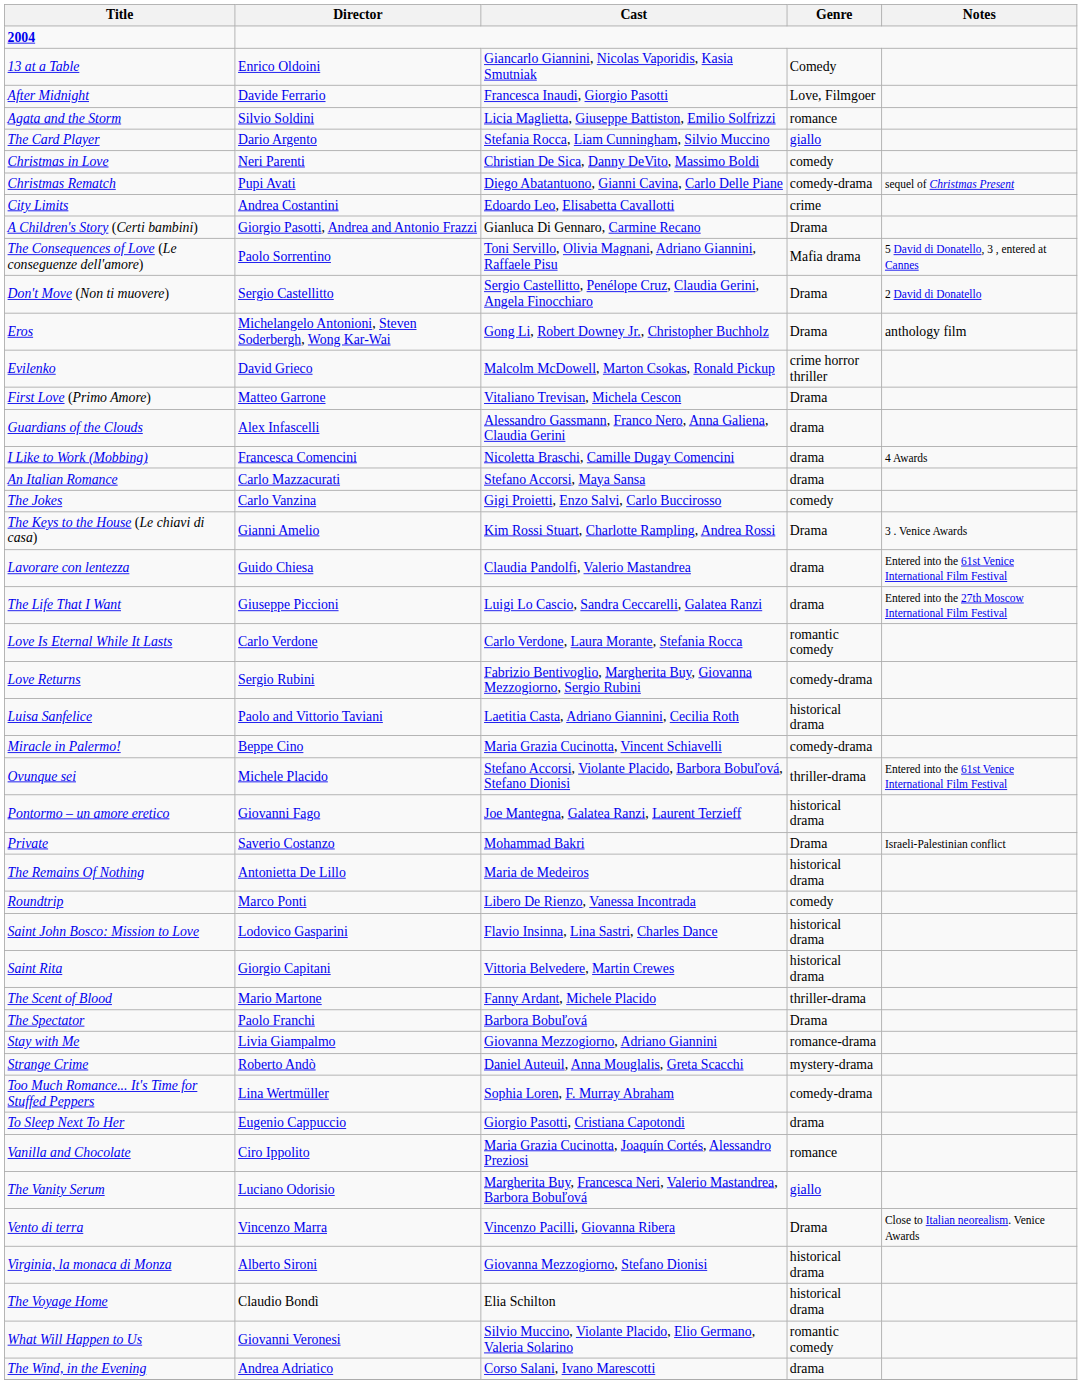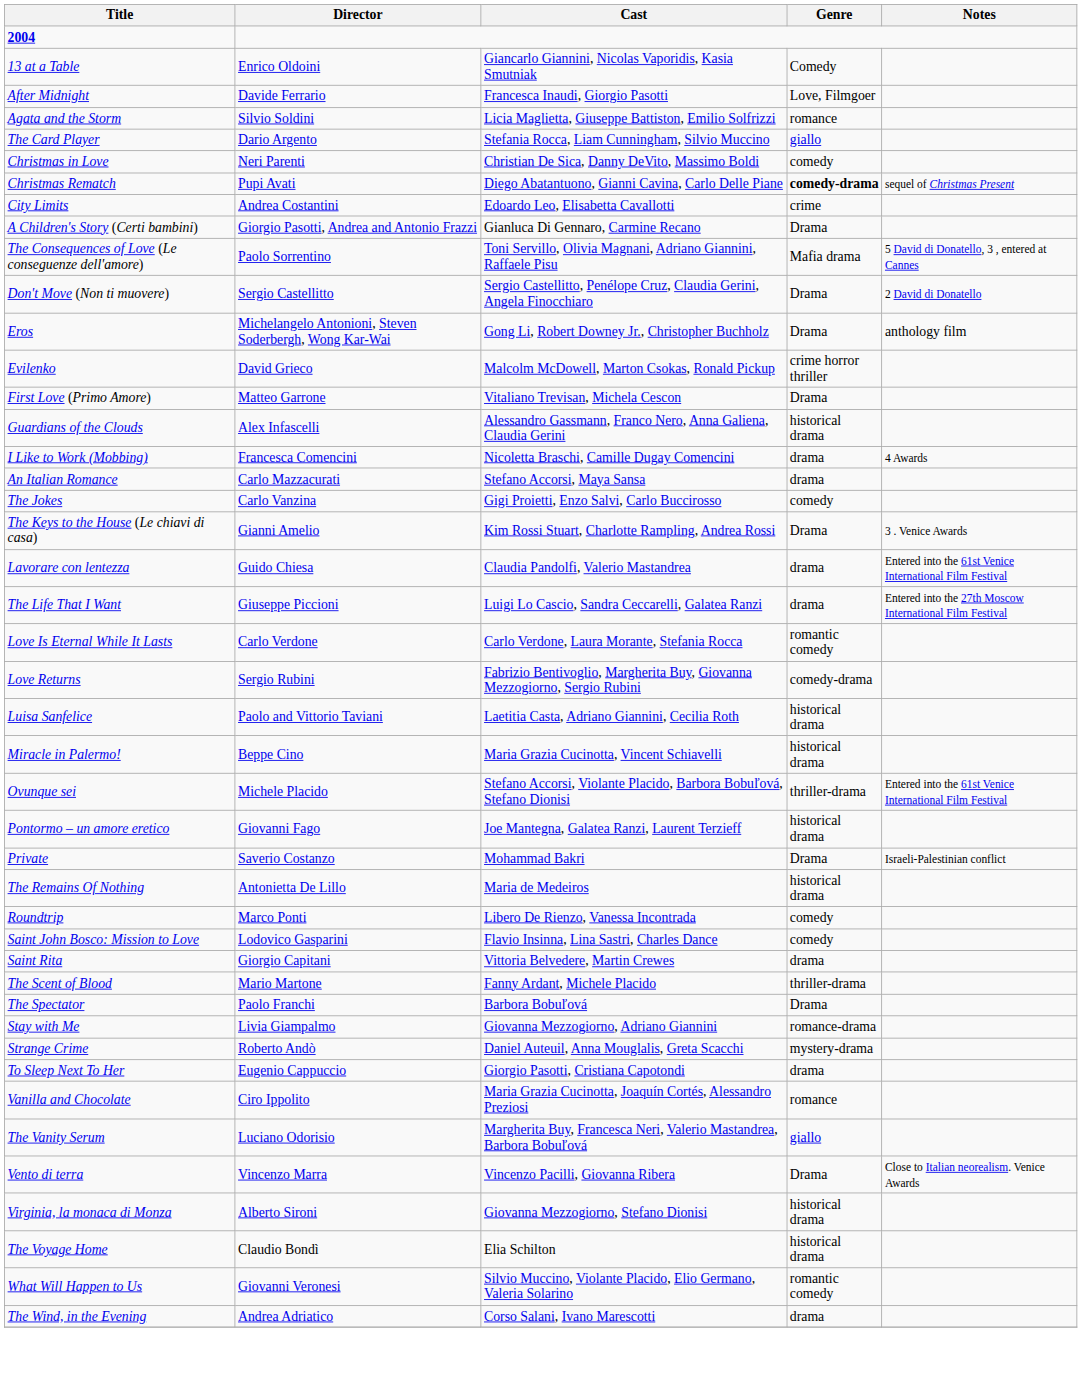(831, 183) normal -> (834, 183) bold
(807, 427) drama -> (815, 427) historical drama
(831, 746) comedy-drama -> (815, 754) historical drama
(815, 931) historical drama -> (812, 939) comedy
(815, 969) historical drama -> (807, 961) drama
- row: (102, 1093)
